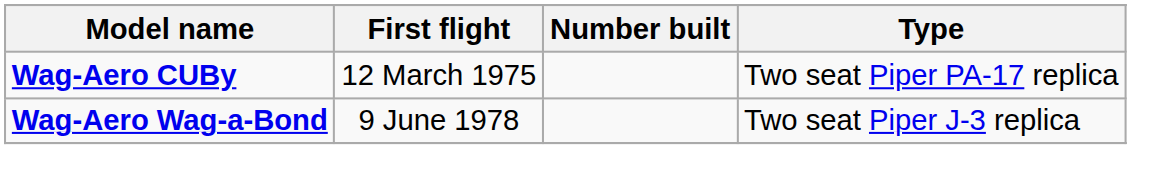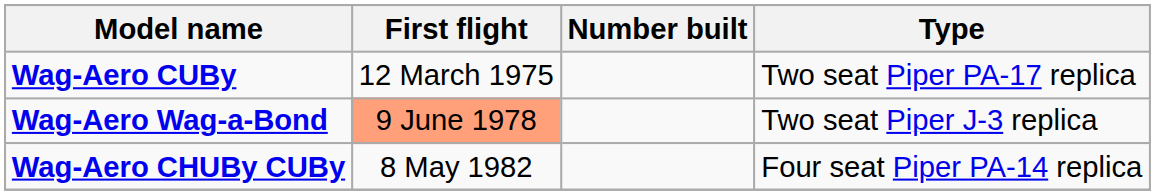(439, 121) no background -> (456, 121) lightsalmon background
+ row: (179, 167)
